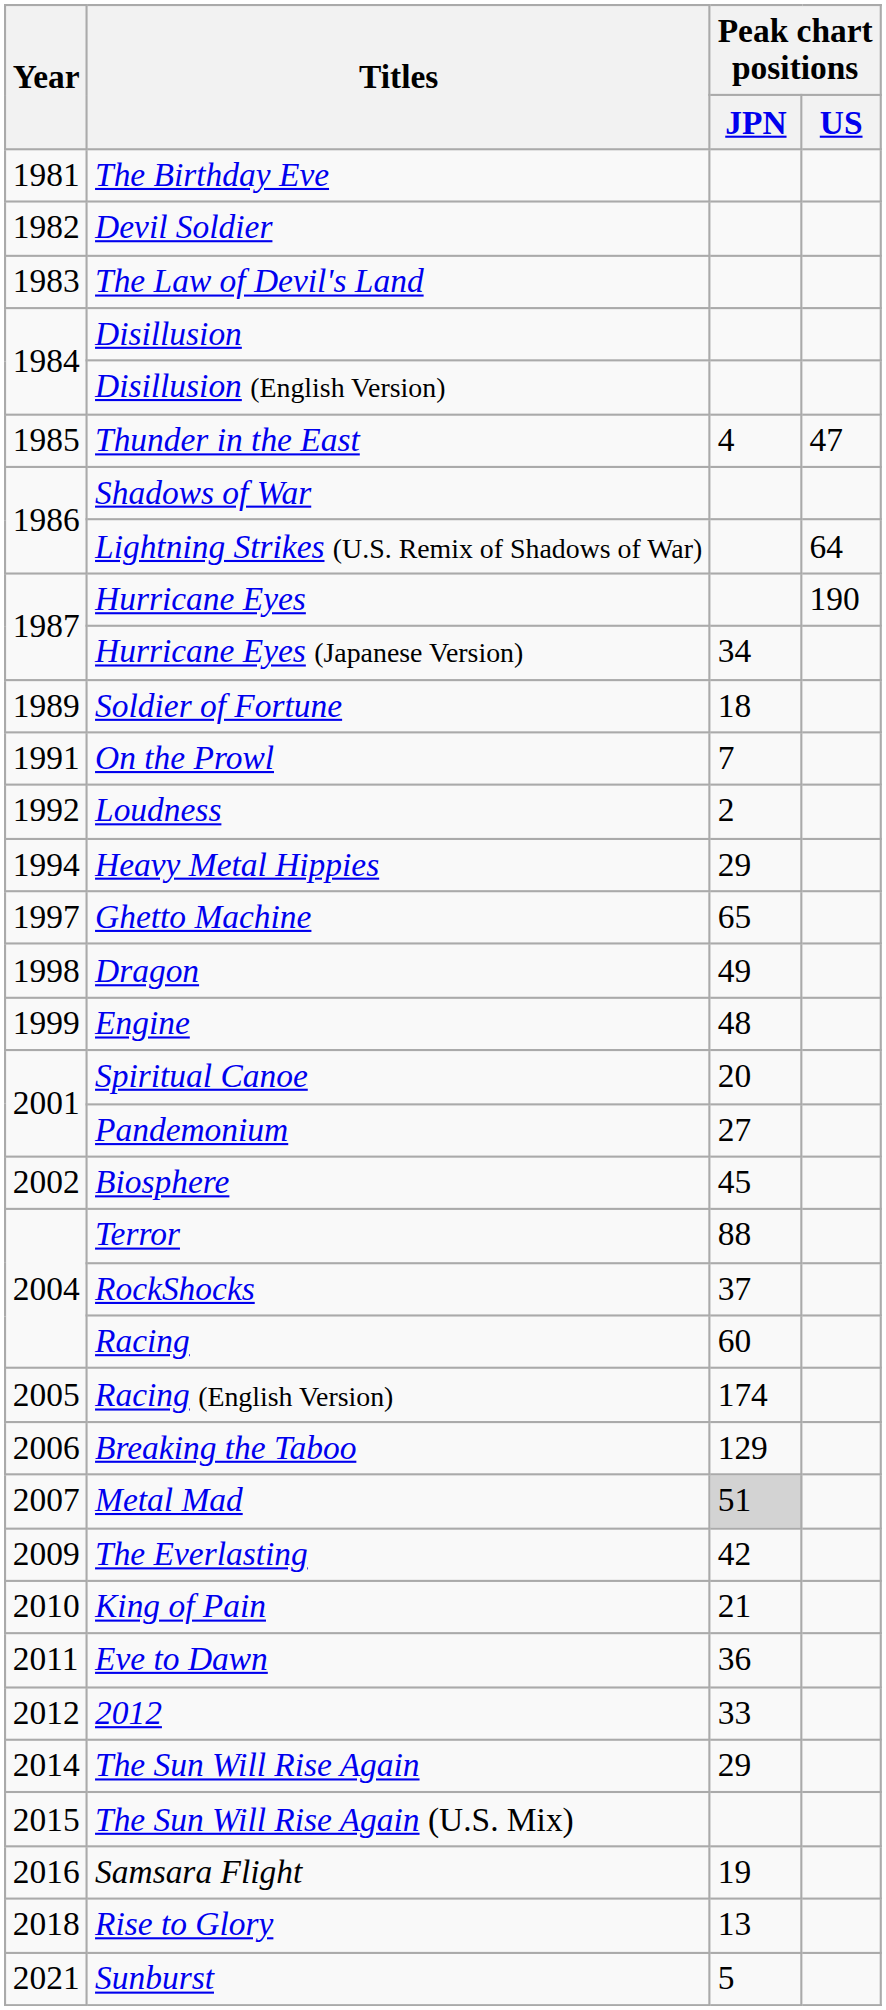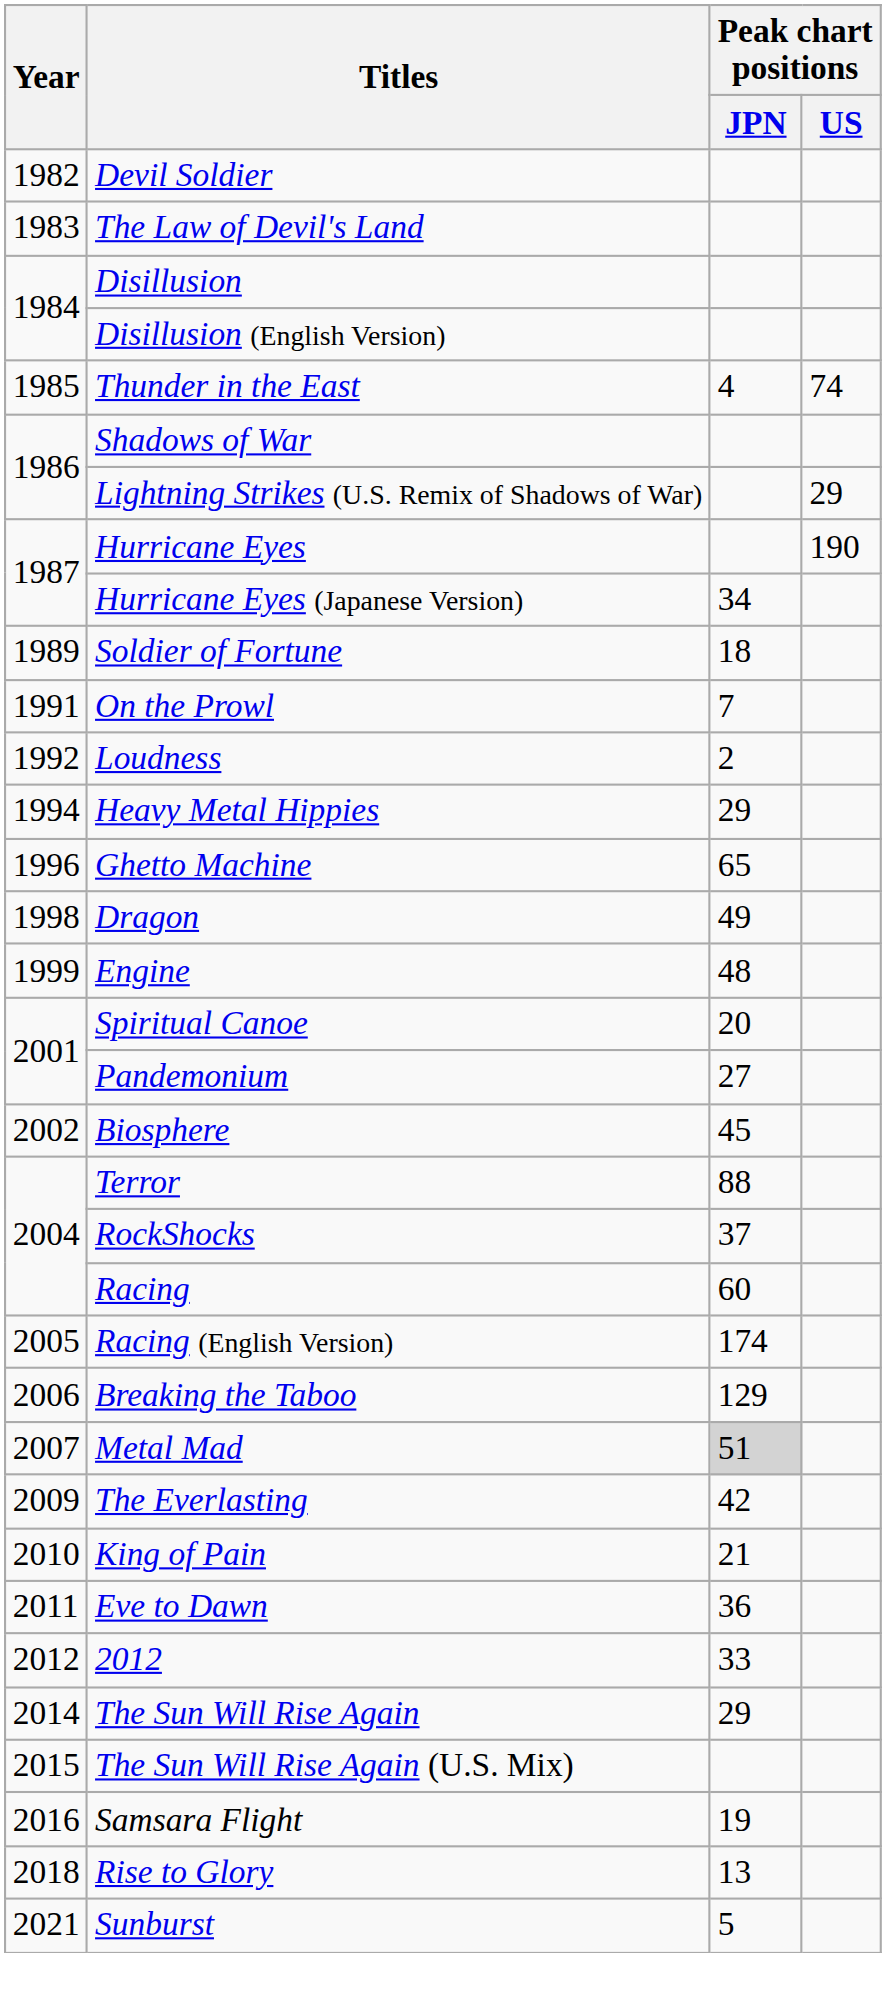- row: (212, 174)
(826, 439) 47 -> (826, 386) 74
(826, 545) 64 -> (826, 492) 29
(46, 917) 1997 -> (46, 864) 1996
